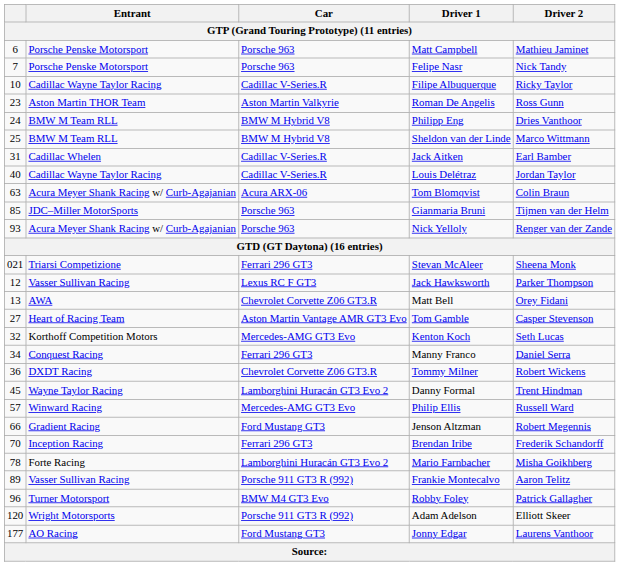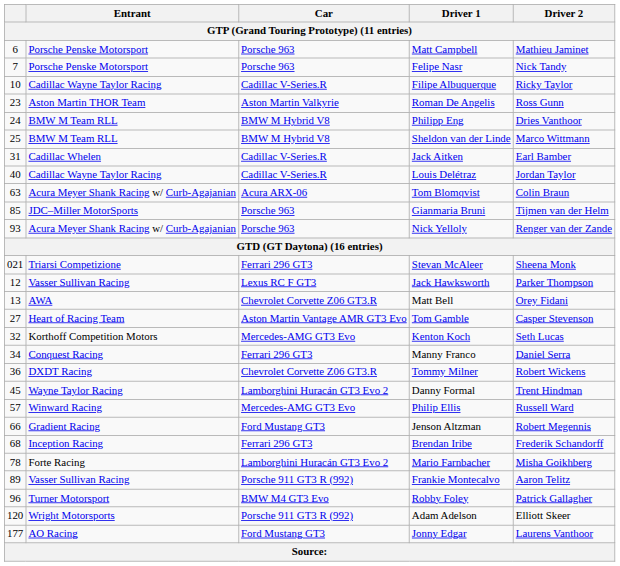(15, 443) 70 -> (15, 443) 68
